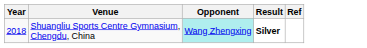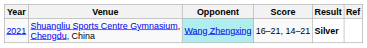+ column: (283, 12)
(16, 31) 2018 -> (16, 31) 2021
